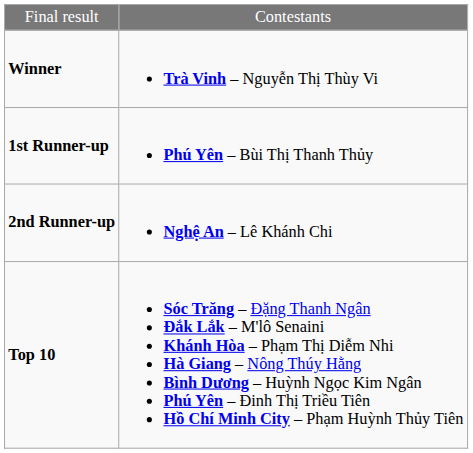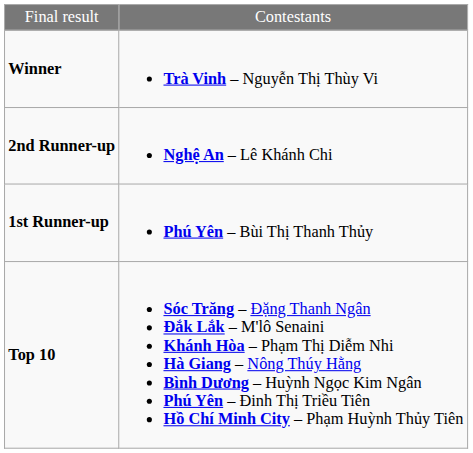rows swapped: (59, 145) <-> (62, 222)
